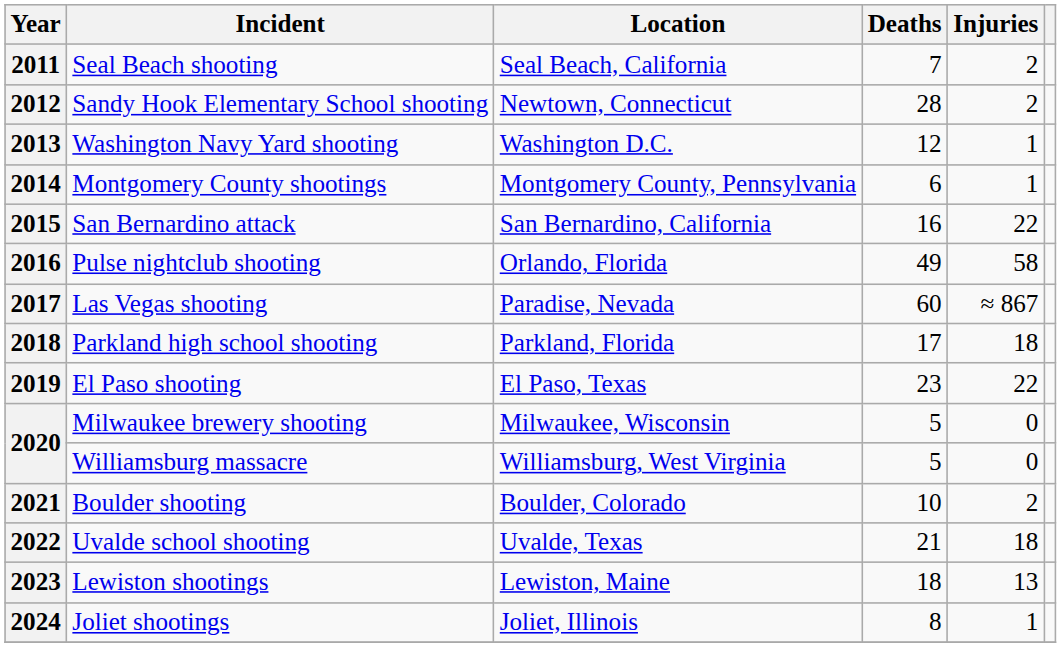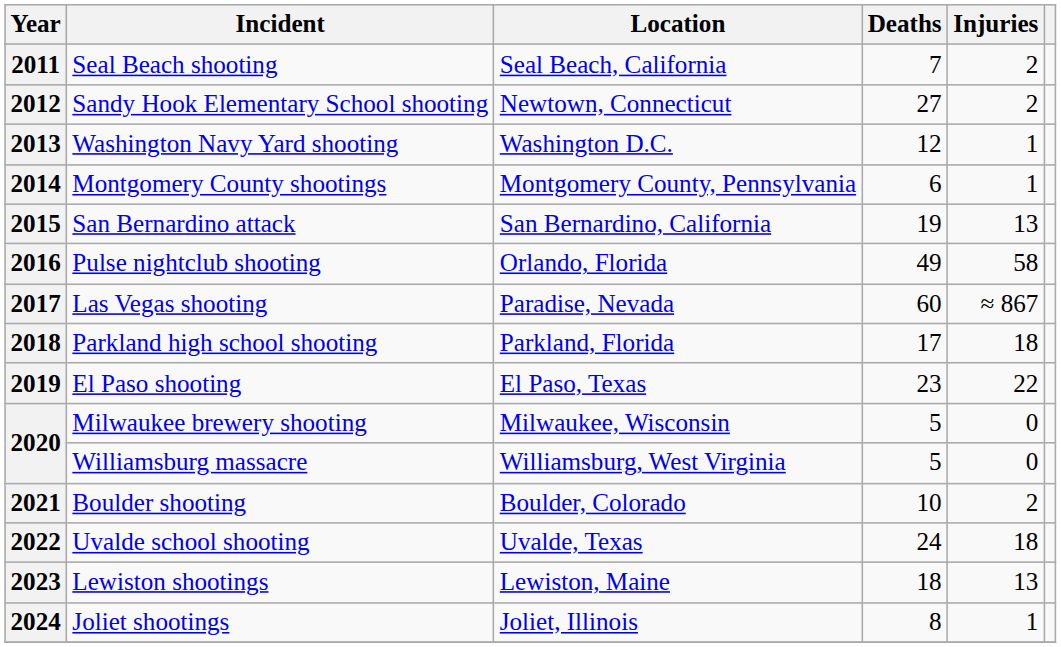(929, 104) 28 -> (929, 104) 27
(929, 223) 16 -> (929, 223) 19
(1026, 223) 22 -> (1026, 223) 13
(929, 542) 21 -> (929, 542) 24
